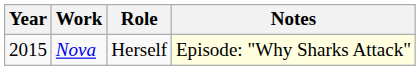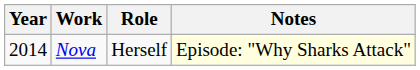(28, 49) 2015 -> (28, 49) 2014
